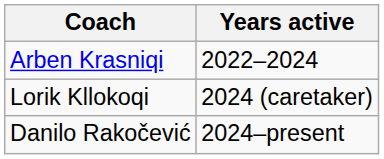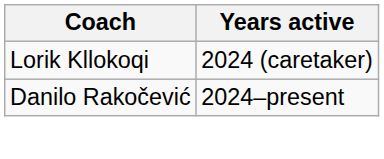- row: (87, 60)
